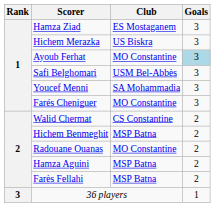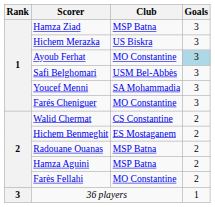(144, 27) ES Mostaganem -> (135, 27) MSP Batna
(135, 133) MSP Batna -> (144, 133) ES Mostaganem
(145, 149) MO Constantine -> (135, 149) MSP Batna
(135, 179) MSP Batna -> (145, 179) MO Constantine
